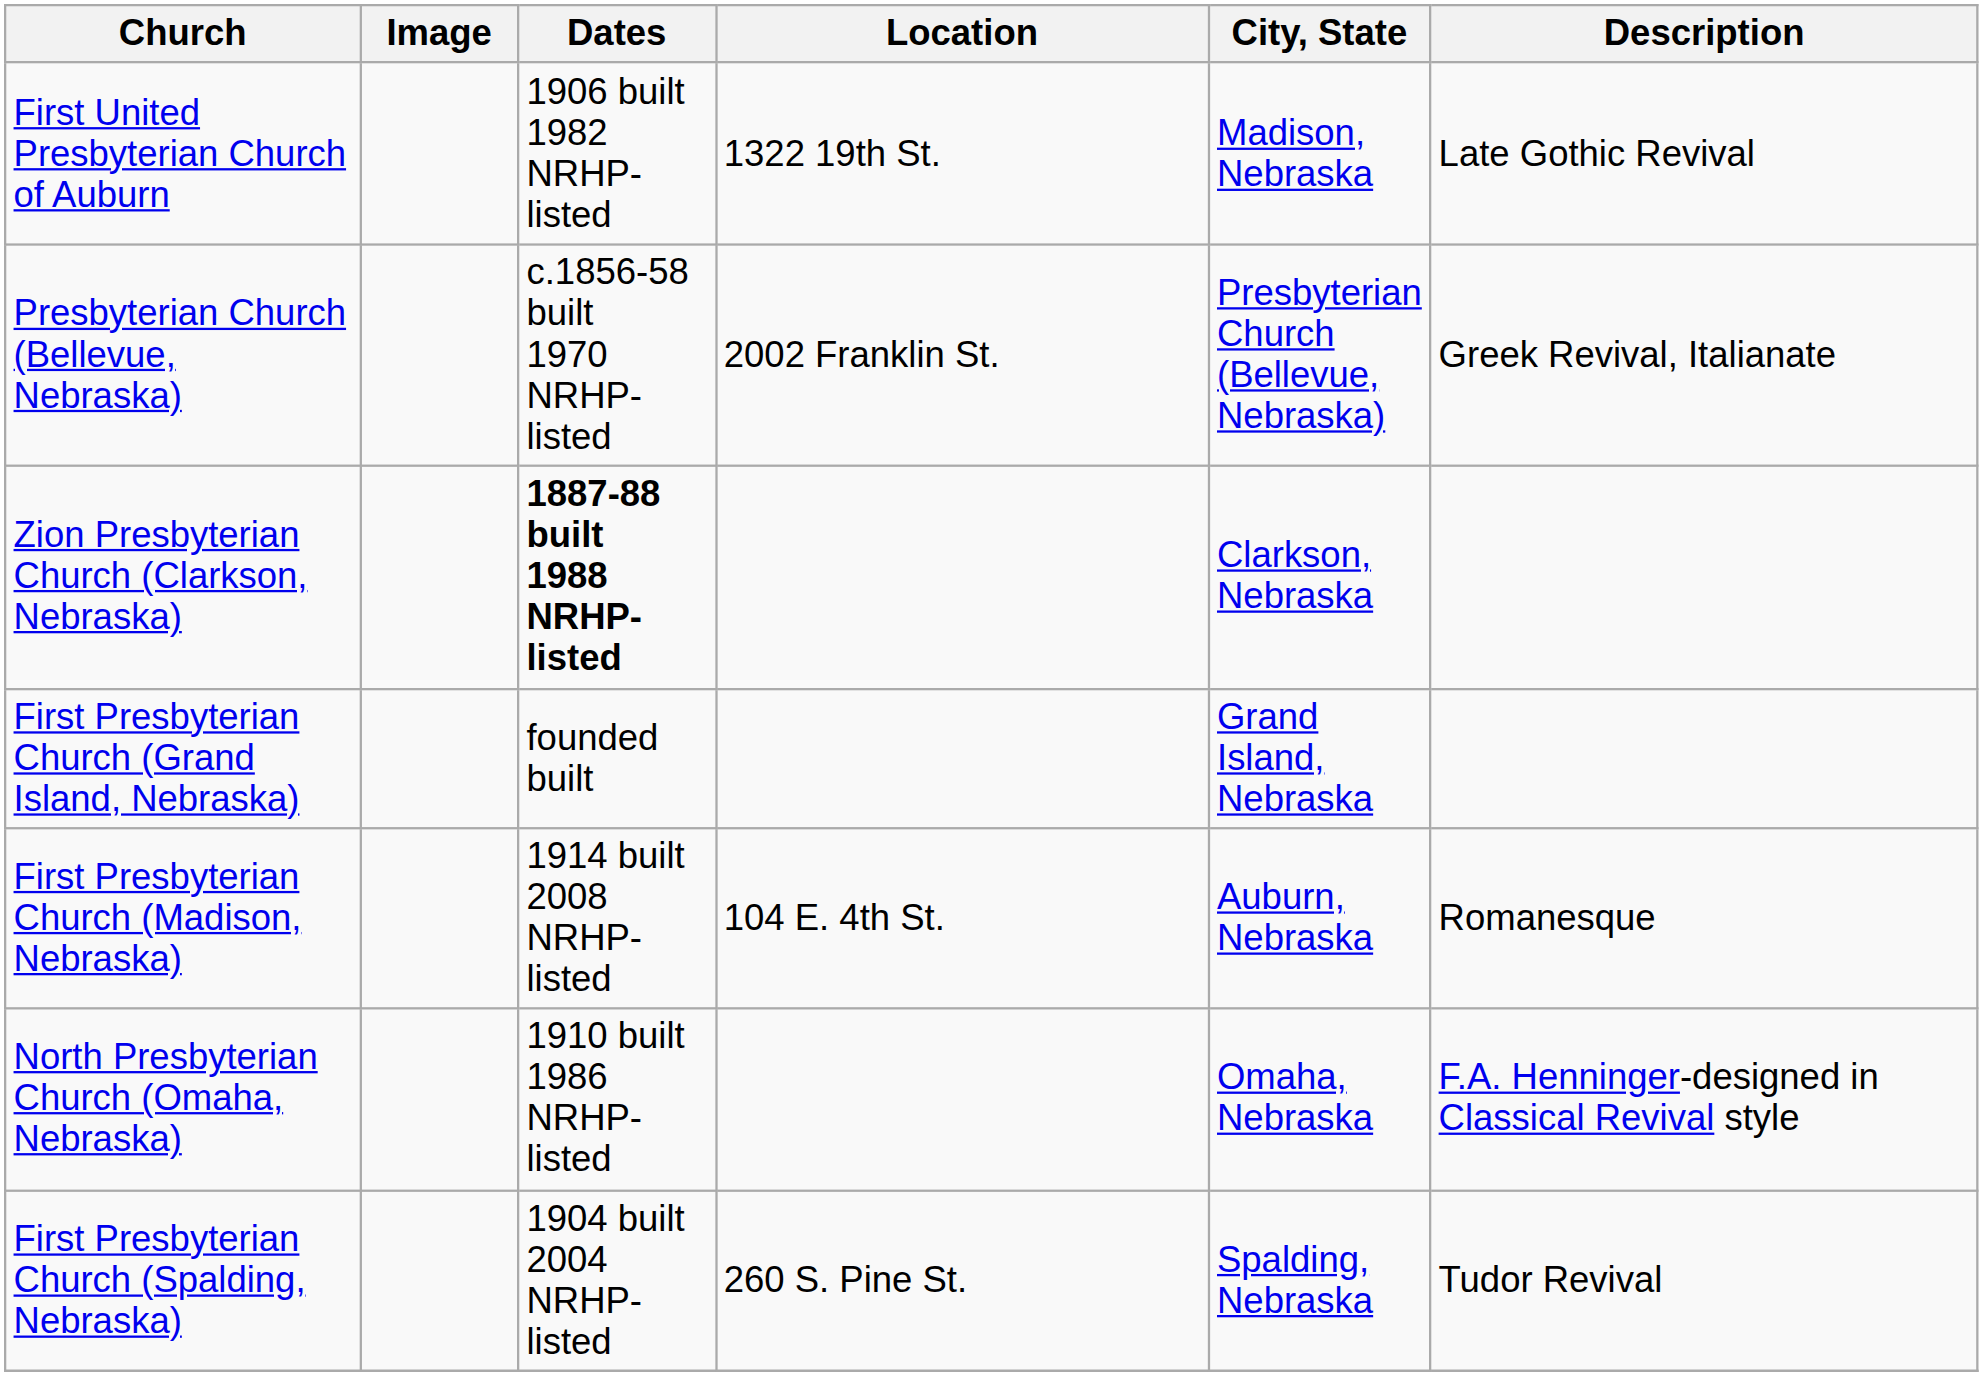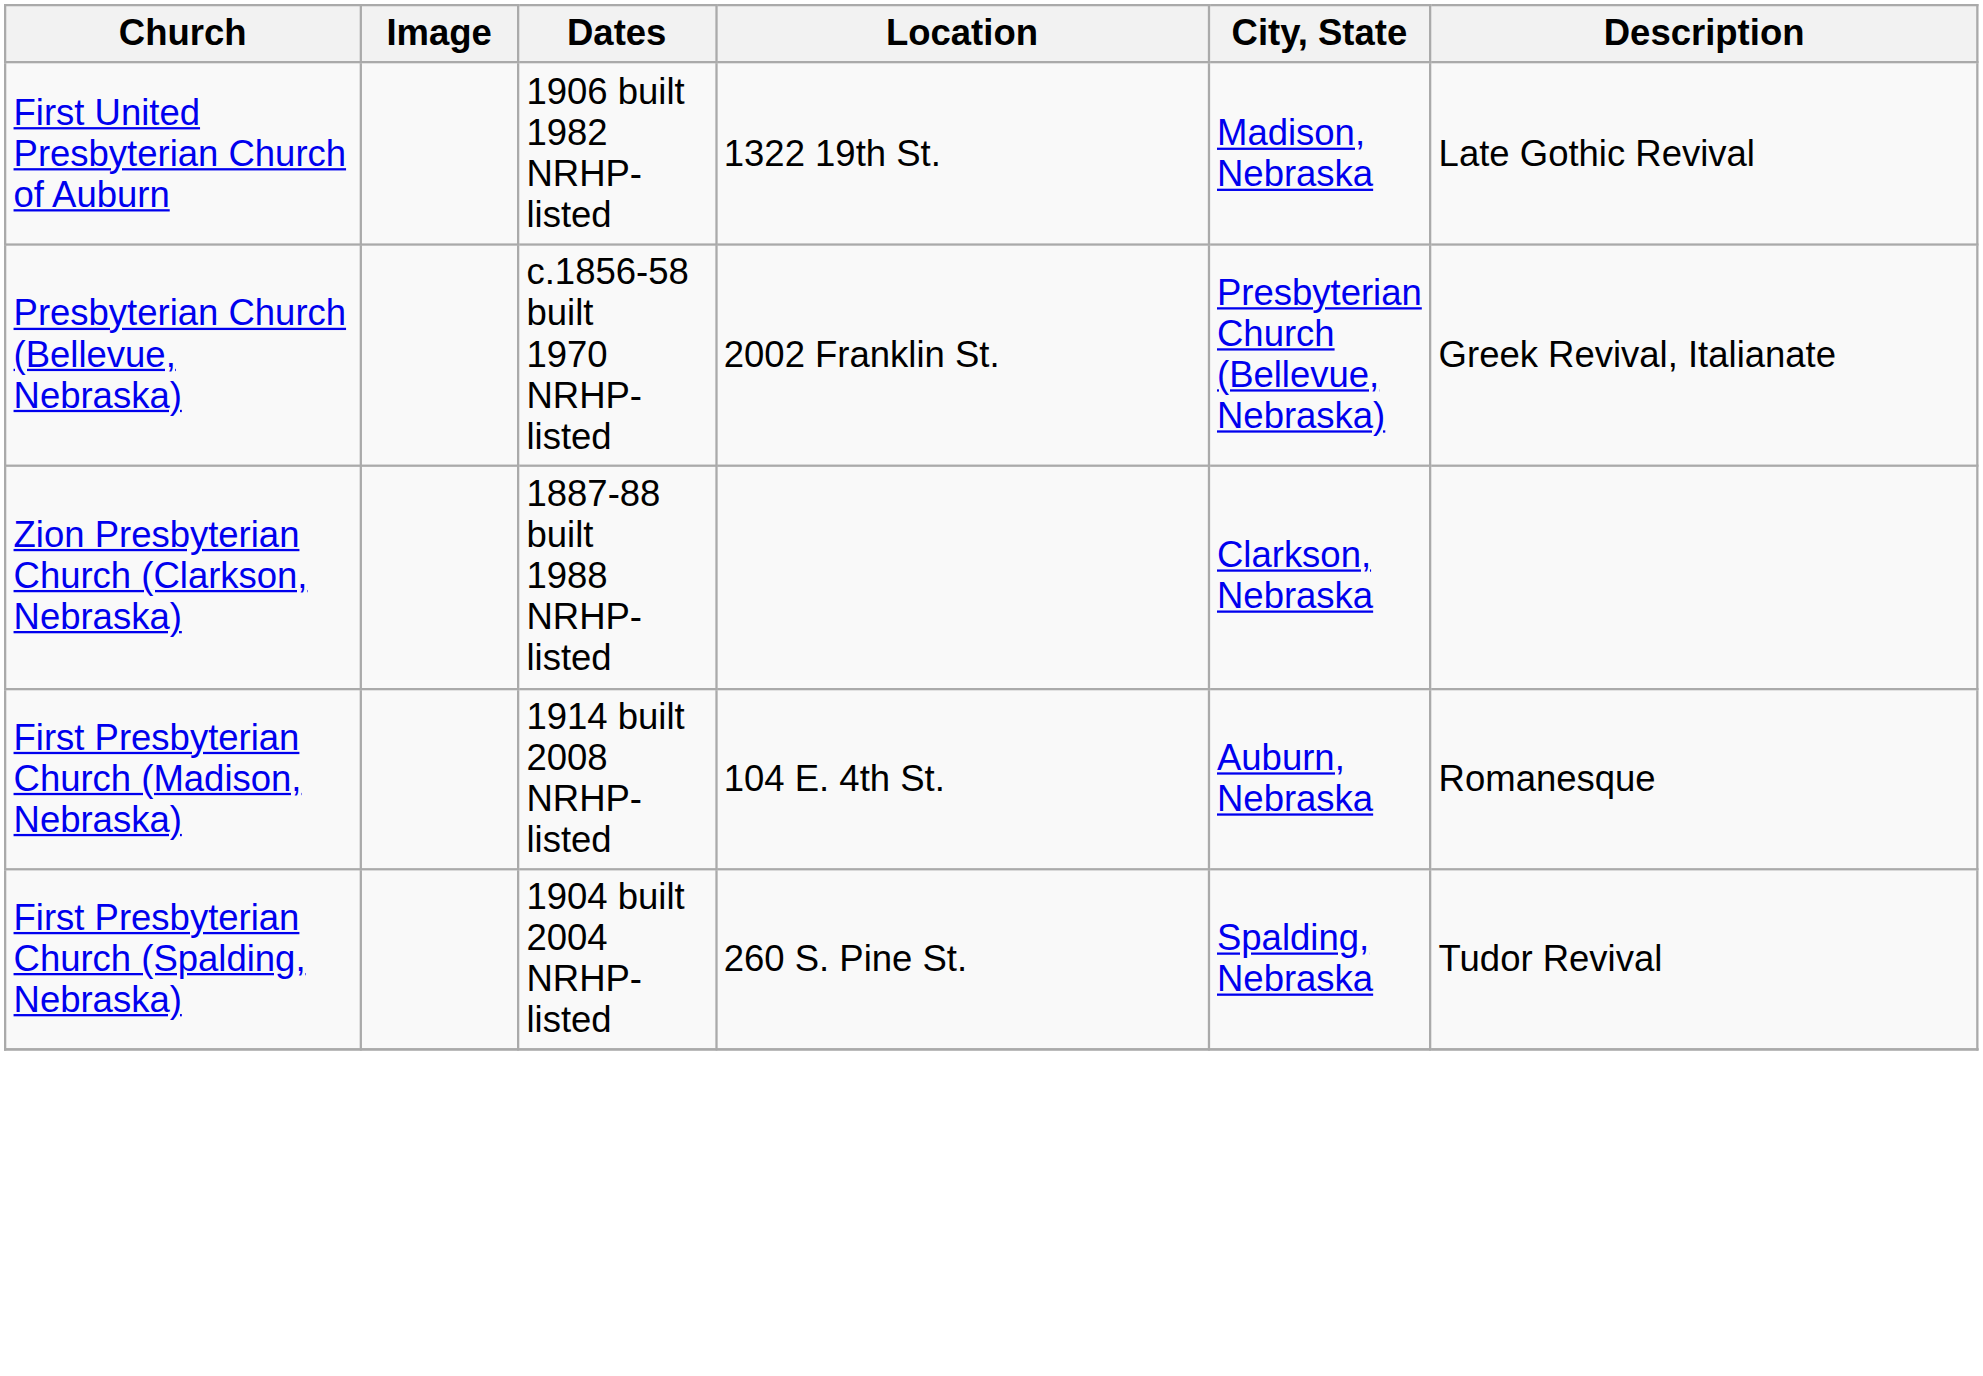(593, 576) bold -> (593, 576) normal
- row: (156, 757)
- row: (166, 1098)
